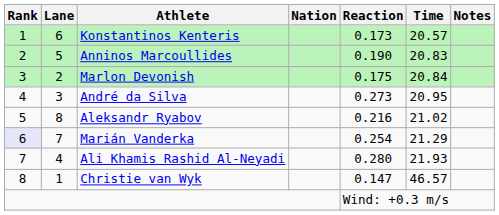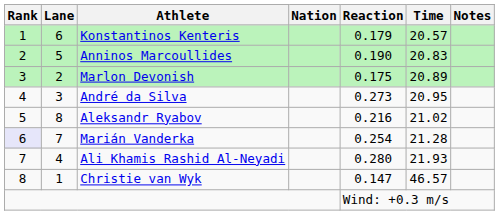(373, 35) 0.173 -> (373, 35) 0.179
(429, 76) 20.84 -> (429, 76) 20.89
(429, 138) 21.29 -> (429, 138) 21.28
